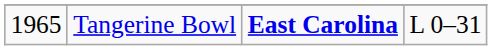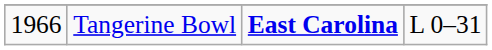(36, 24) 1965 -> (36, 24) 1966
